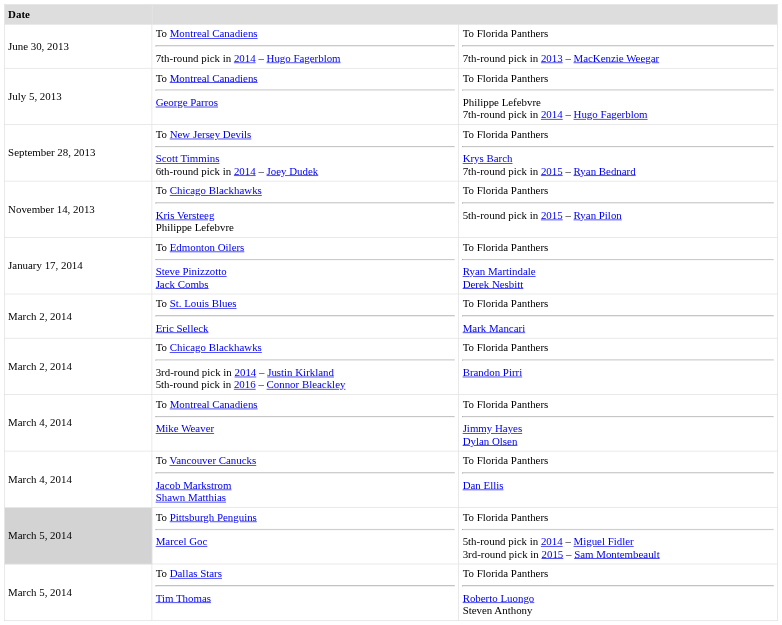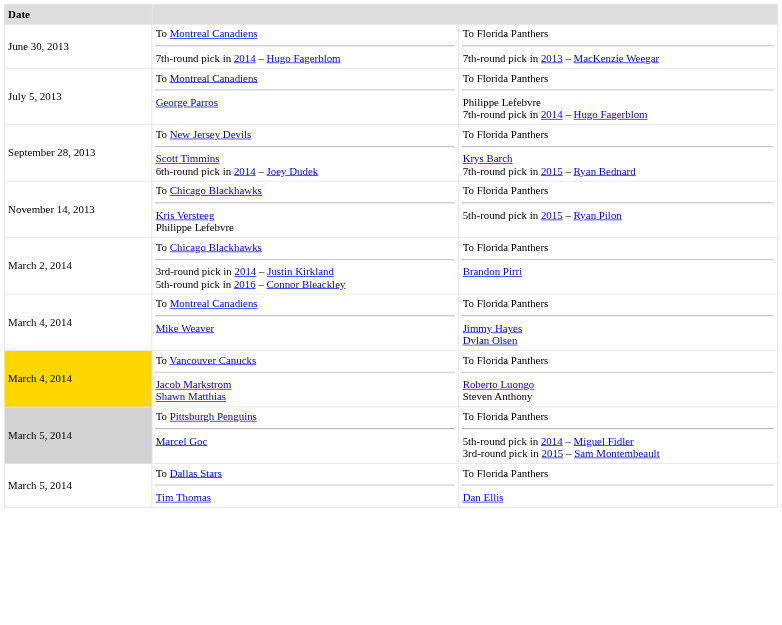- row: (305, 265)
- row: (305, 316)
(40, 479) no background -> (40, 378) gold background
(618, 473) To Florida Panthers Dan Ellis -> (618, 378) To Florida Panthers Roberto Luongo Steven Anthony
(618, 592) To Florida Panthers Roberto Luongo Steven Anthony -> (618, 485) To Florida Panthers Dan Ellis
